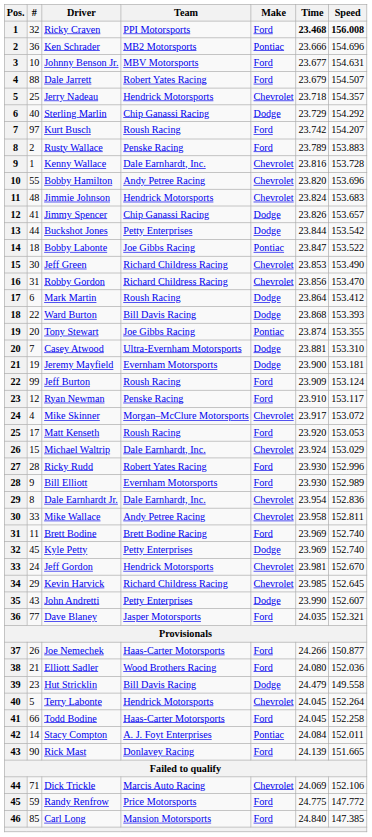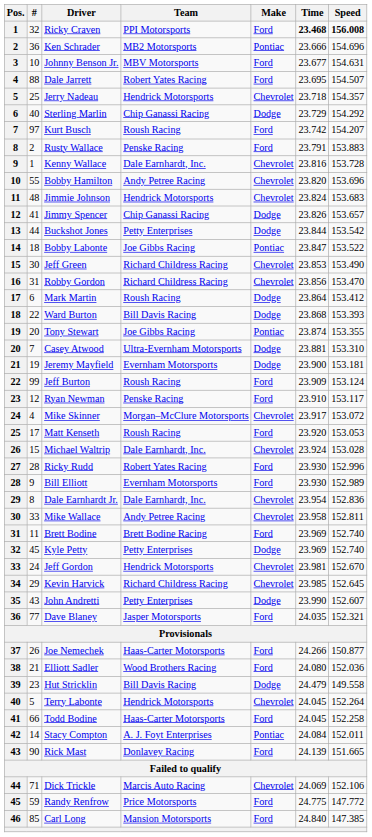(312, 80) 23.679 -> (312, 80) 23.695
(312, 147) 23.789 -> (312, 147) 23.791
(348, 449) 153.029 -> (348, 449) 153.028
